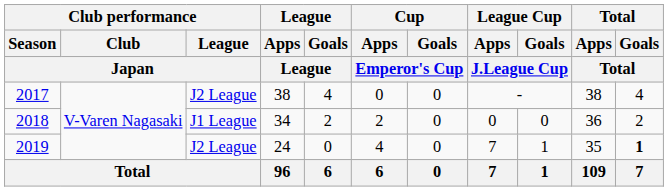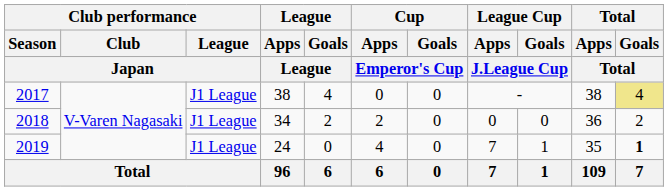(223, 95) J2 League -> (223, 95) J1 League
(639, 95) no background -> (639, 95) khaki background
(223, 146) J2 League -> (223, 146) J1 League
